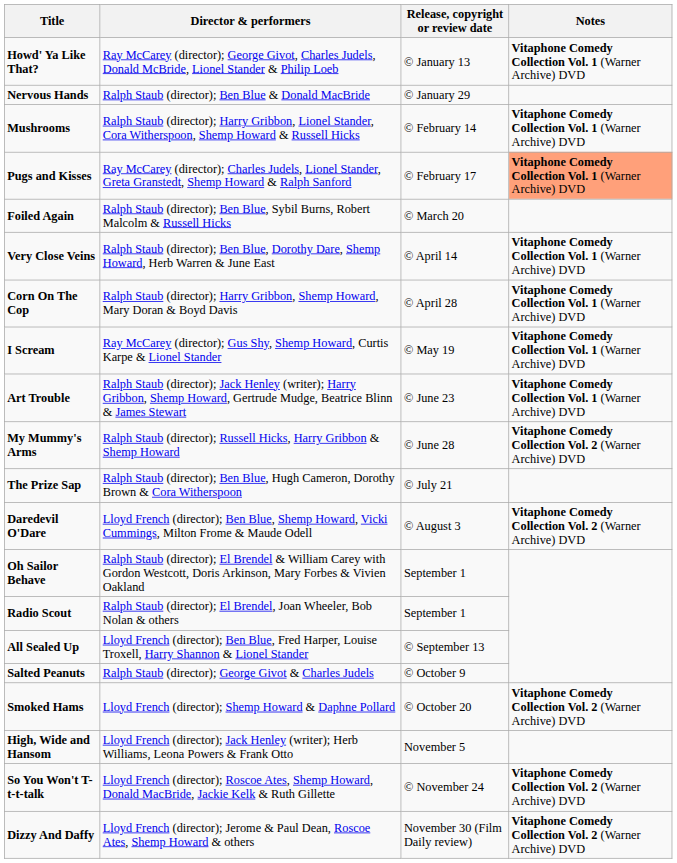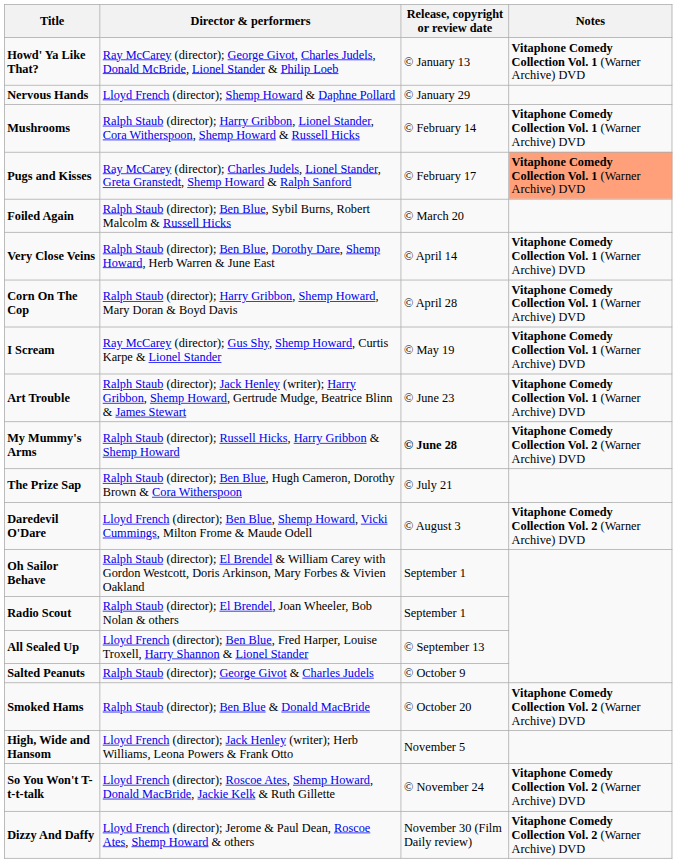(236, 94) Ralph Staub (director); Ben Blue & Donald MacBride -> (249, 94) Lloyd French (director); Shemp Howard & Daphne Pollard
(429, 445) normal -> (430, 445) bold
(249, 706) Lloyd French (director); Shemp Howard & Daphne Pollard -> (236, 706) Ralph Staub (director); Ben Blue & Donald MacBride
